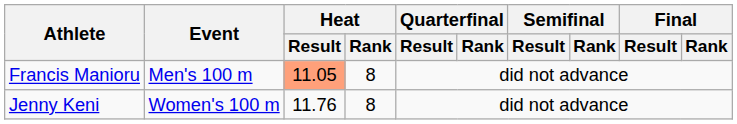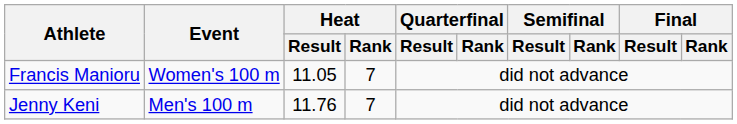(201, 76) Men's 100 m -> (214, 76) Women's 100 m
(315, 76) lightsalmon background -> (315, 76) no background
(371, 76) 8 -> (371, 76) 7
(214, 105) Women's 100 m -> (201, 105) Men's 100 m
(371, 105) 8 -> (371, 105) 7
